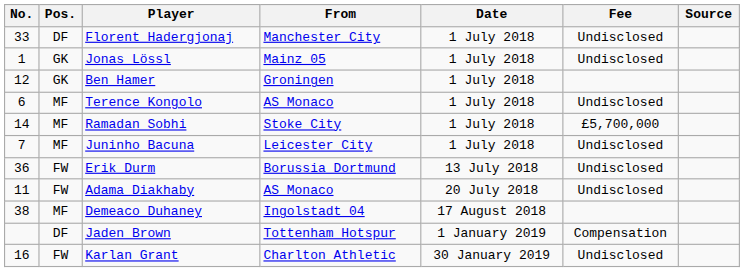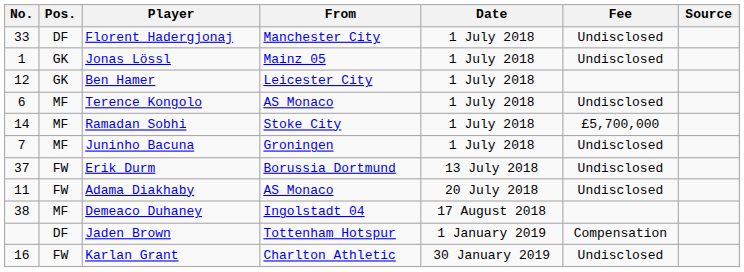(298, 81) Groningen -> (318, 81) Leicester City
(318, 146) Leicester City -> (298, 146) Groningen
(22, 168) 36 -> (22, 168) 37
